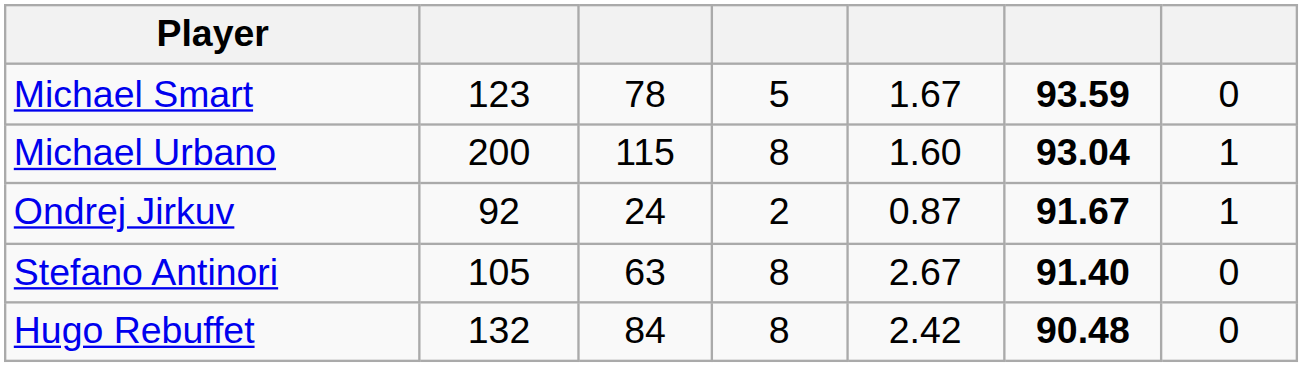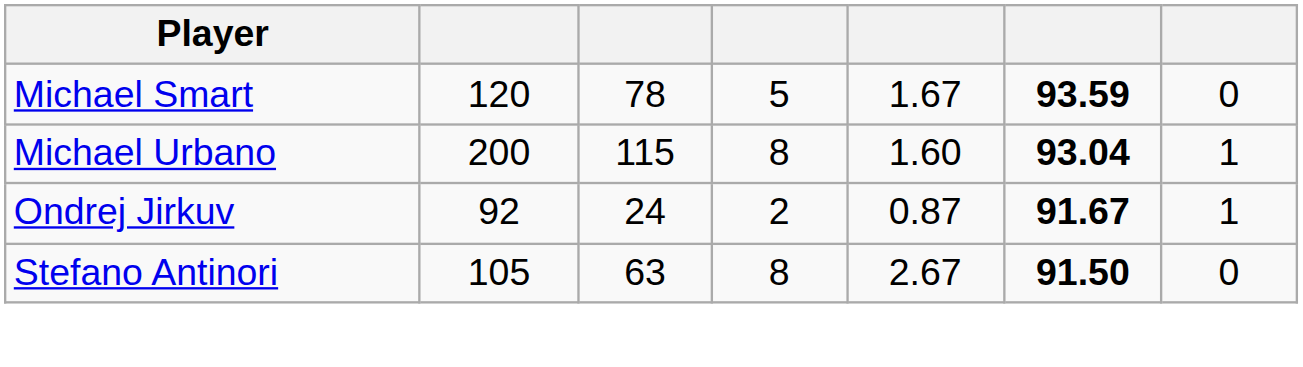(499, 93) 123 -> (499, 93) 120
(1083, 271) 91.40 -> (1083, 271) 91.50
- row: (134, 331)
